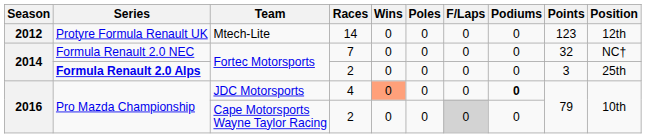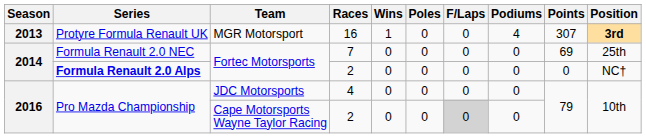- row: (242, 33)
+ row: (258, 33)
(566, 53) 32 -> (566, 53) 69
(614, 53) NC† -> (614, 53) 25th
(566, 72) 3 -> (566, 72) 0
(614, 72) 25th -> (614, 72) NC†
(388, 91) lightsalmon background -> (388, 91) no background
(516, 91) bold -> (516, 91) normal
